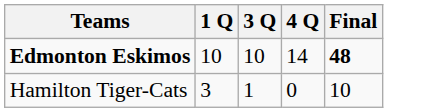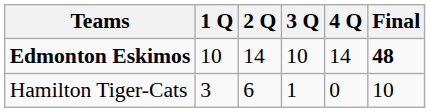+ column: (260, 21)
